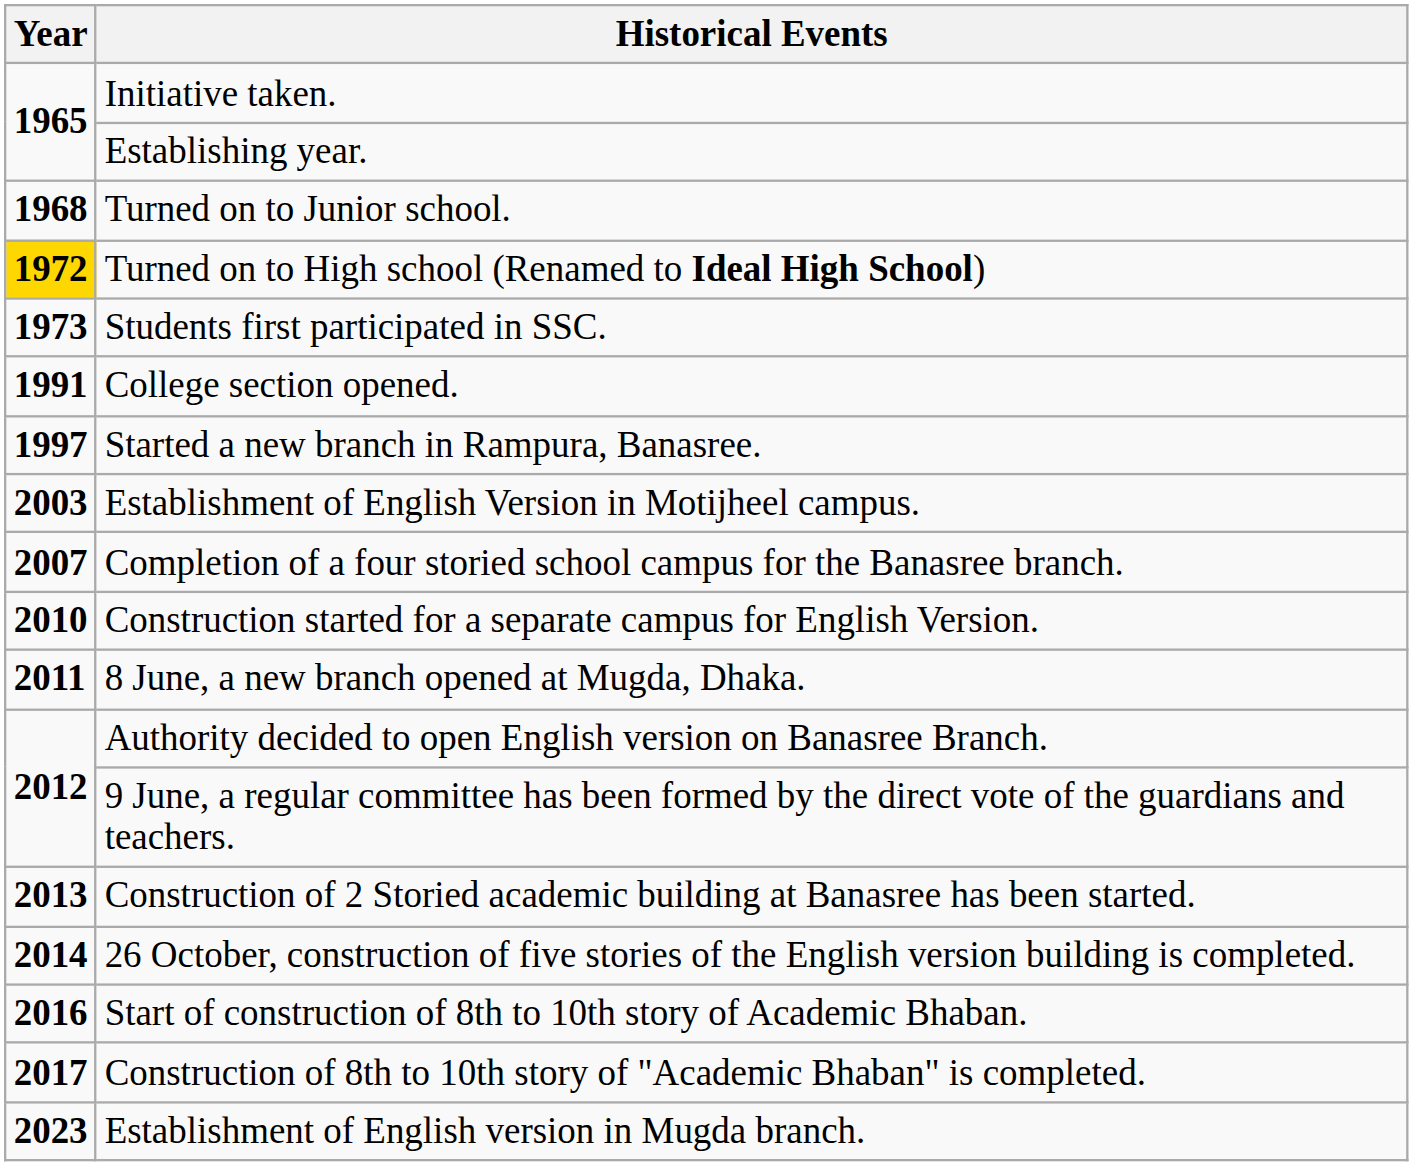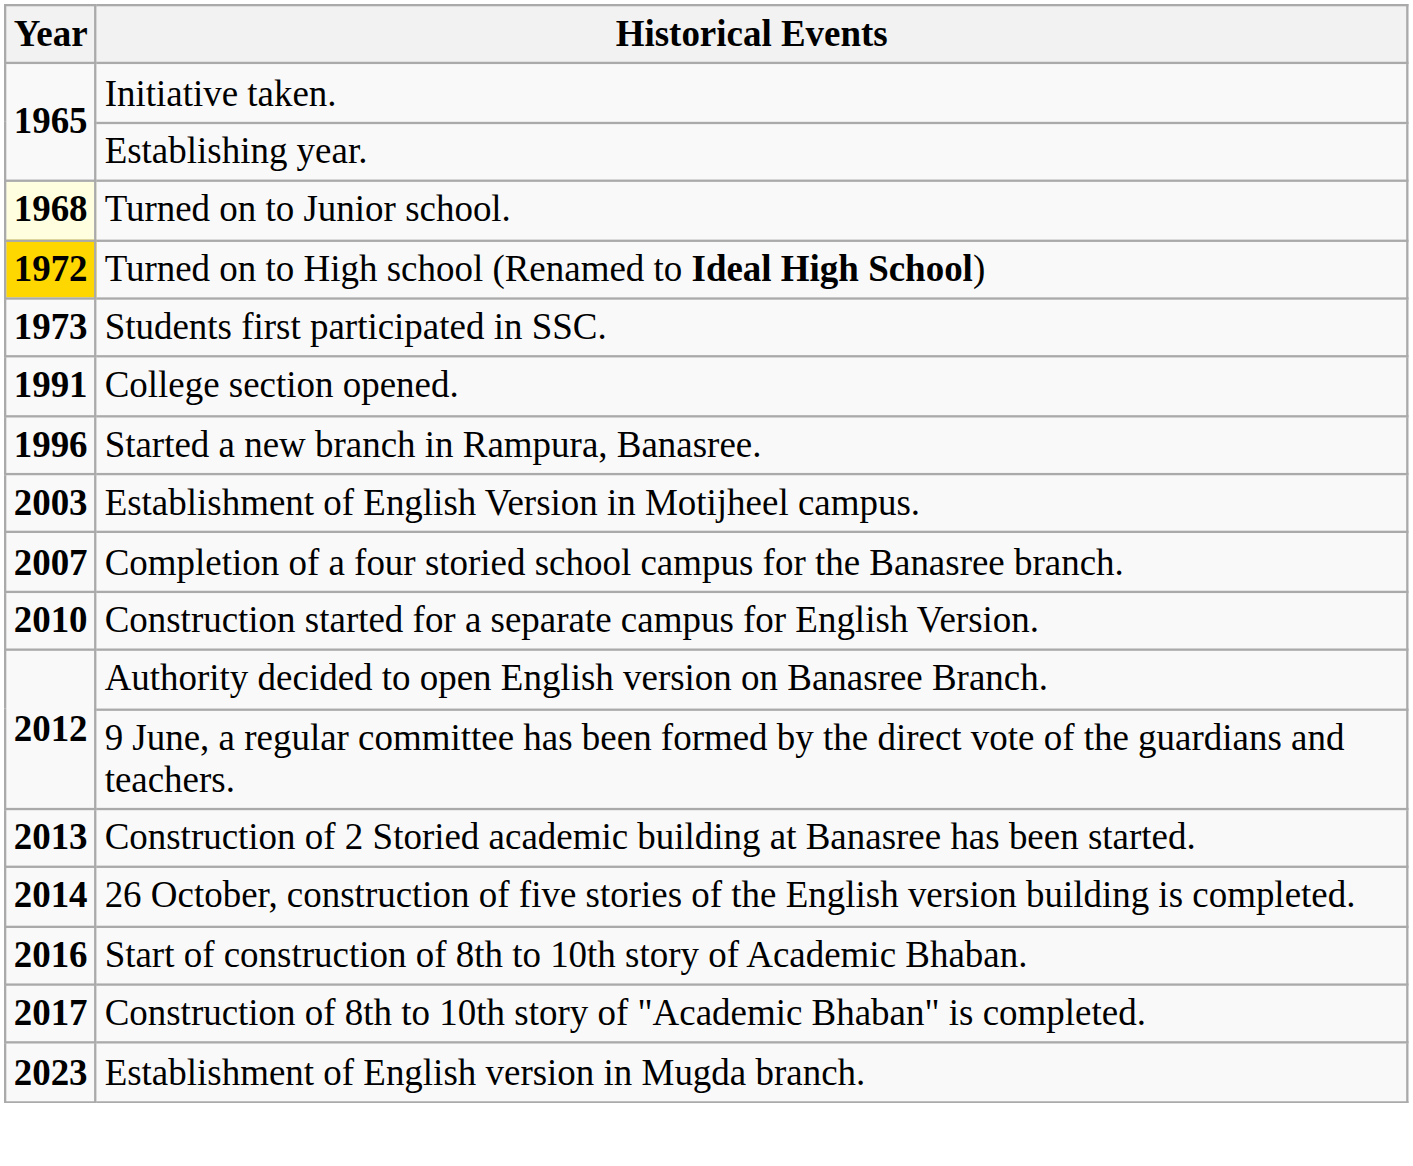(51, 209) no background -> (51, 209) lightyellow background
(51, 444) 1997 -> (51, 444) 1996
- row: (455, 678)
